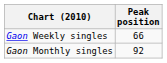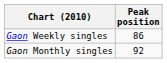(138, 36) 66 -> (138, 36) 86
